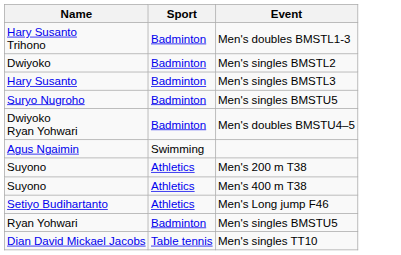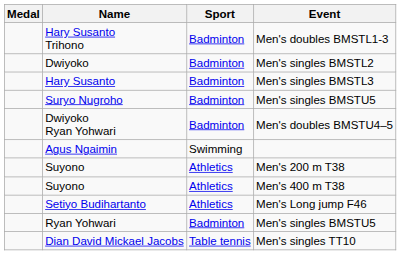+ column: (23, 14)
